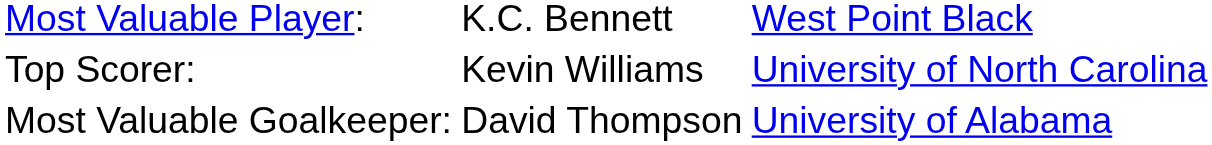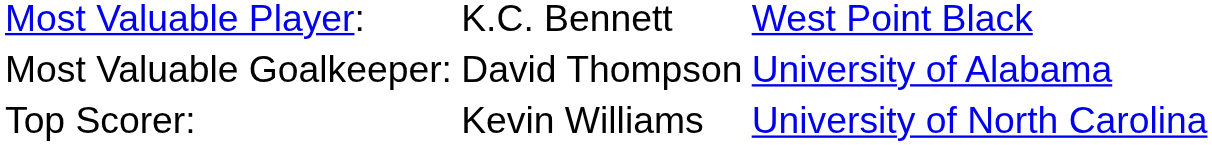rows swapped: (228, 120) <-> (100, 69)
